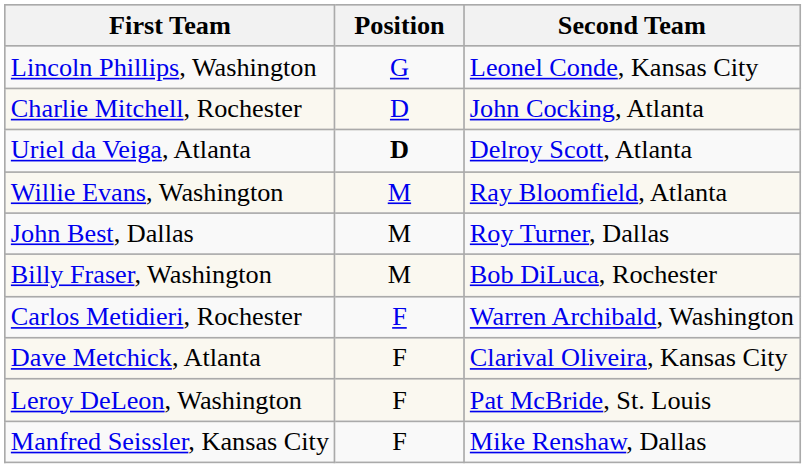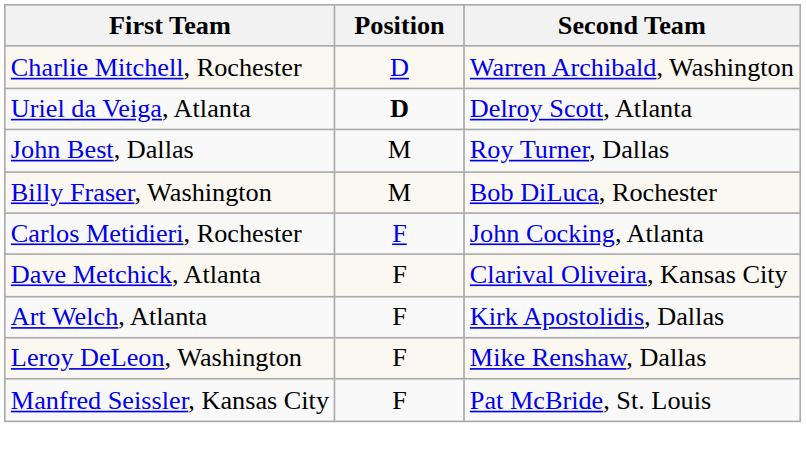- row: (164, 66)
(587, 108) John Cocking, Atlanta -> (632, 66) Warren Archibald, Washington
- row: (147, 191)
(632, 316) Warren Archibald, Washington -> (587, 233) John Cocking, Atlanta
+ row: (109, 316)
(591, 399) Pat McBride, St. Louis -> (588, 358) Mike Renshaw, Dallas
(588, 441) Mike Renshaw, Dallas -> (591, 399) Pat McBride, St. Louis
